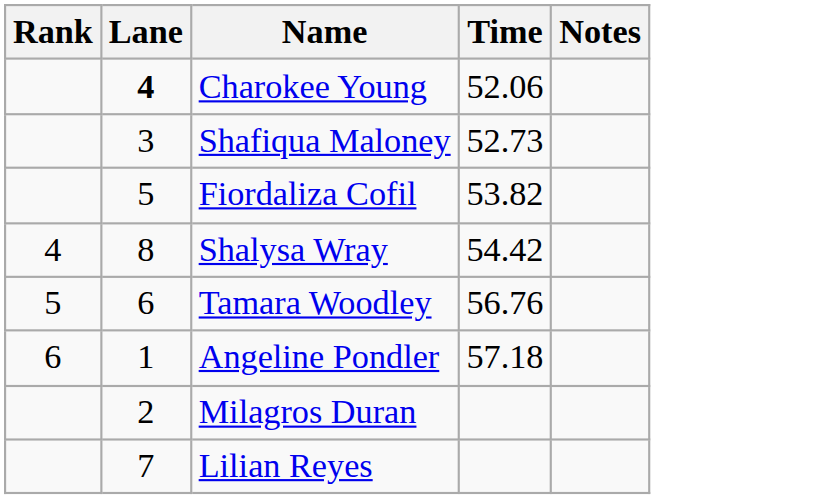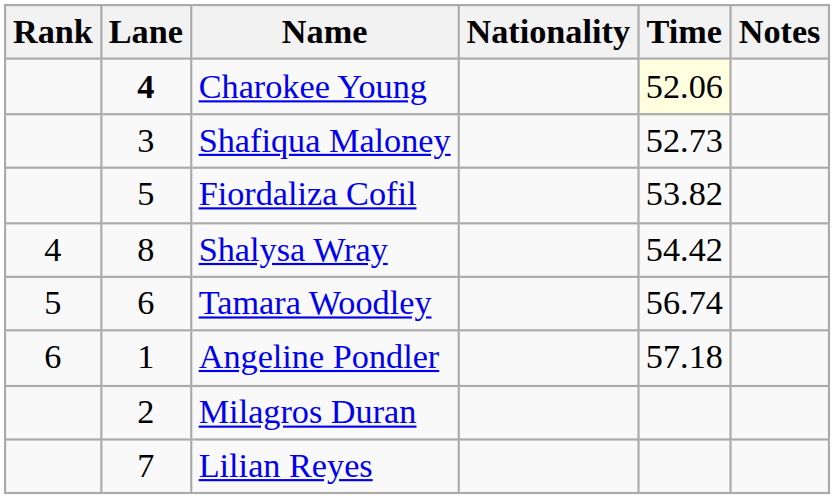+ column: (548, 31)
(505, 85) no background -> (684, 85) lightyellow background
(505, 303) 56.76 -> (684, 303) 56.74
